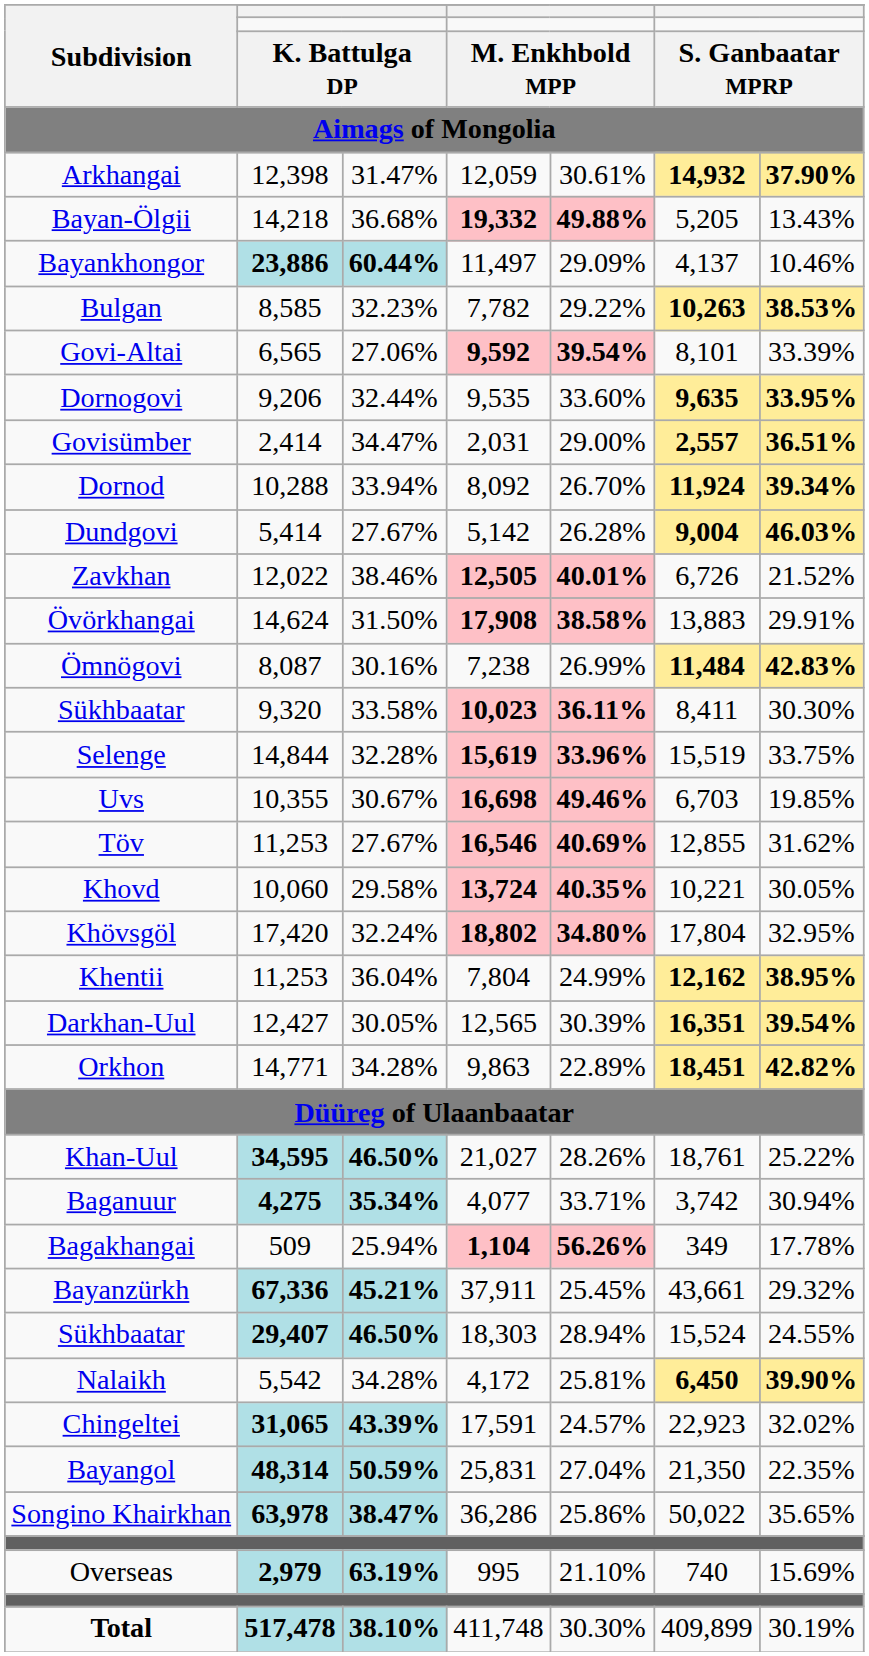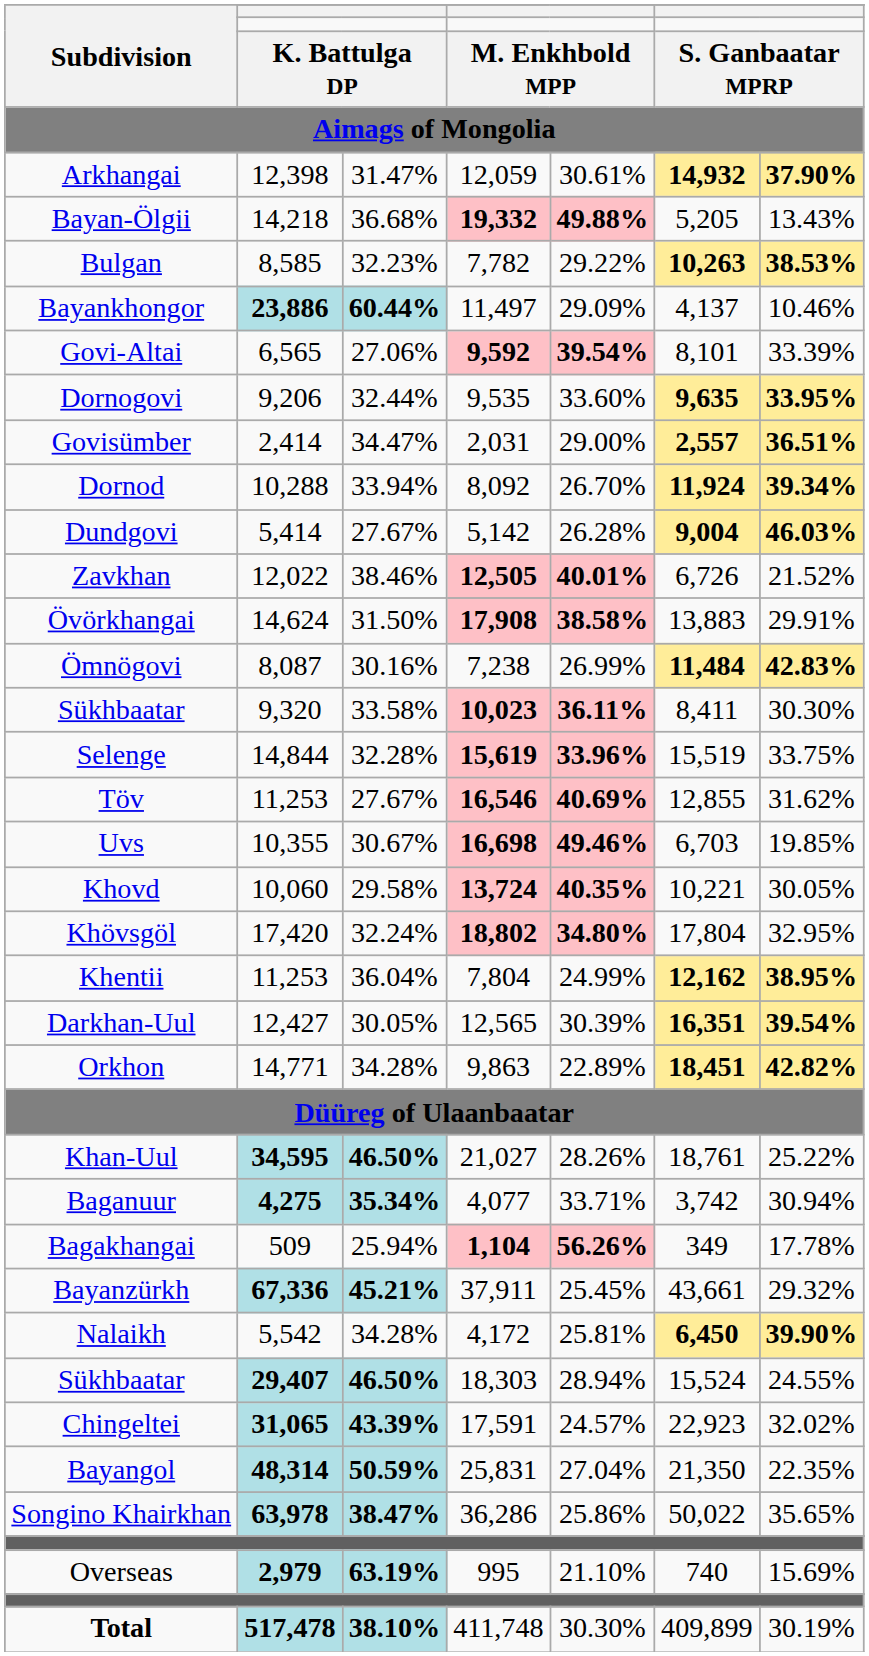rows swapped: (121, 263) <-> (121, 307)
rows swapped: (121, 843) <-> (121, 799)
rows swapped: (121, 1379) <-> (121, 1334)
